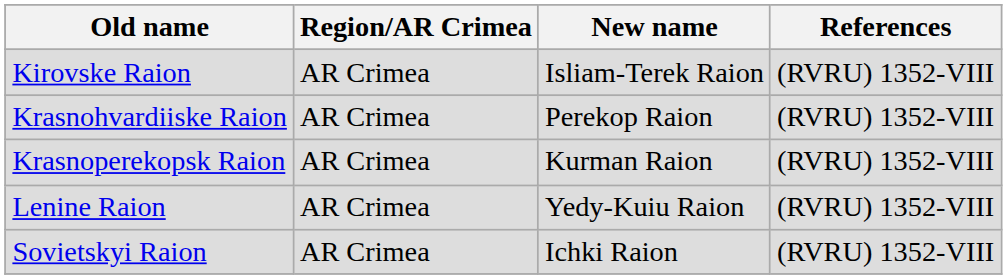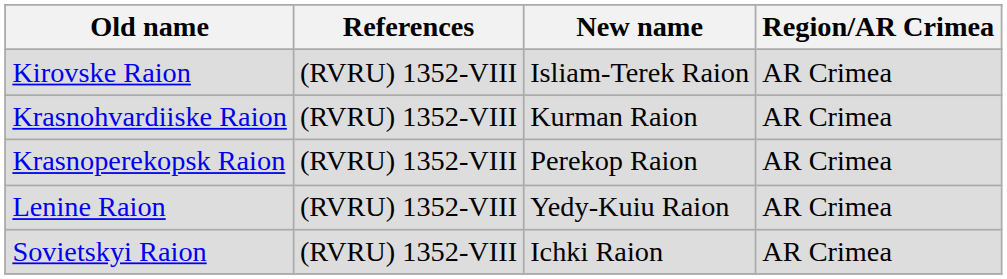columns swapped: (416, 26) <-> (886, 26)
(629, 116) Perekop Raion -> (614, 116) Kurman Raion
(629, 161) Kurman Raion -> (614, 161) Perekop Raion
